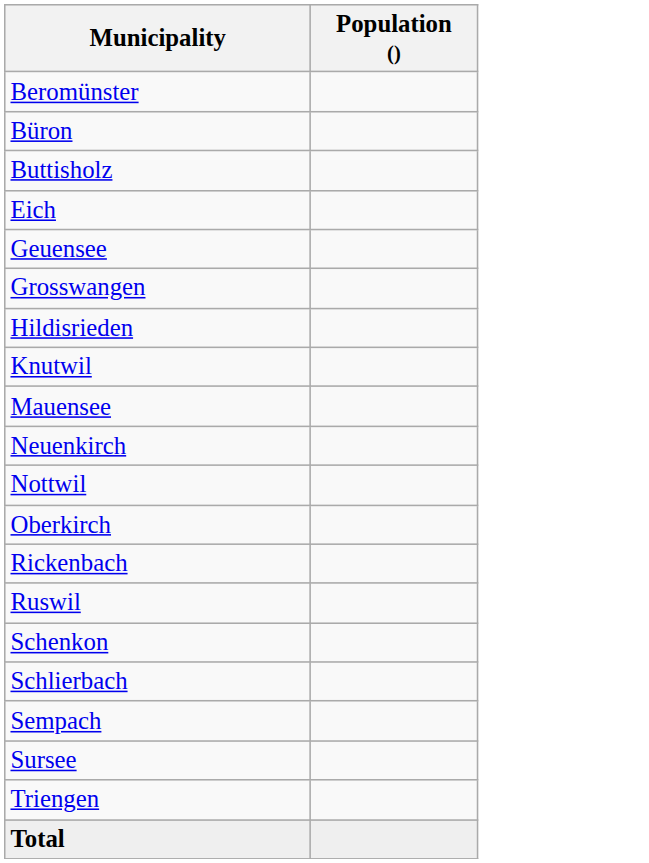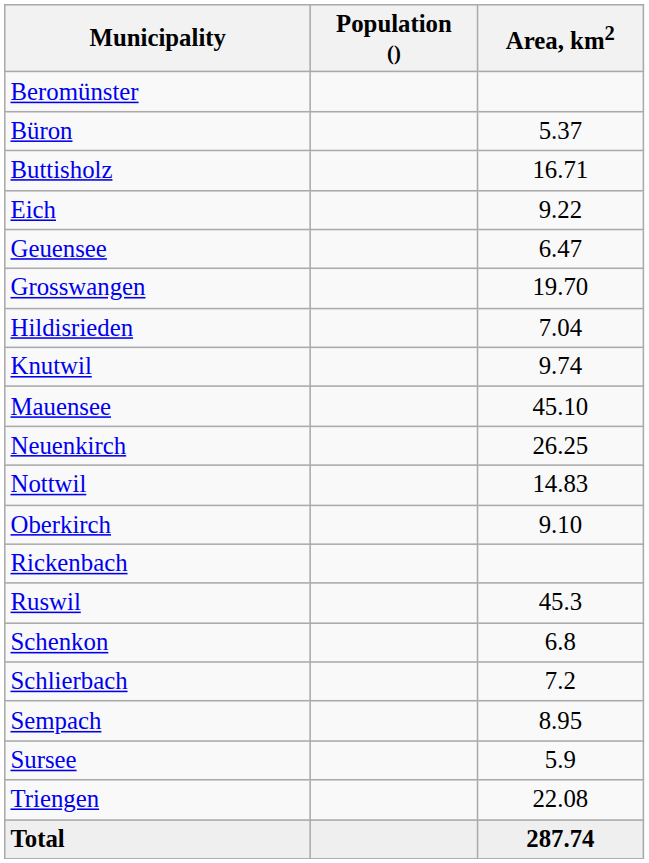+ column: (560, 38)
